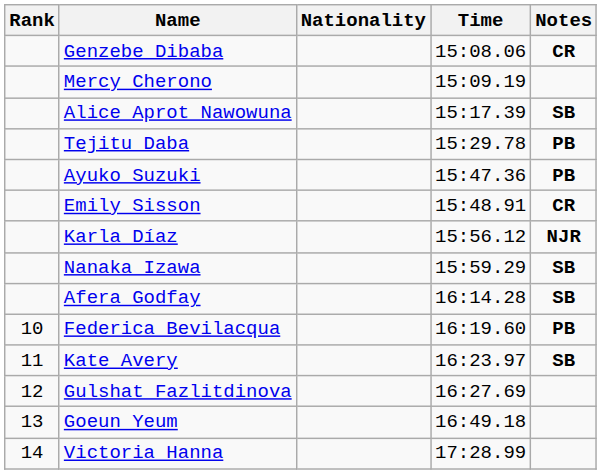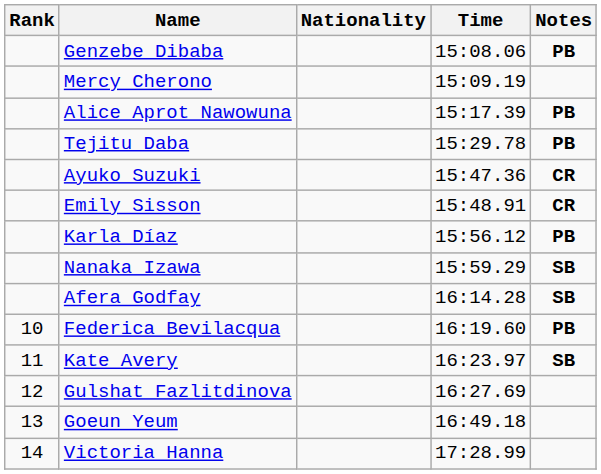(564, 51) CR -> (564, 51) PB
(564, 113) SB -> (564, 113) PB
(564, 175) PB -> (564, 175) CR
(564, 237) NJR -> (564, 237) PB
